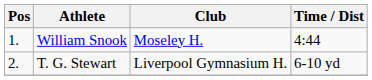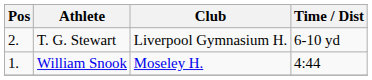rows swapped: (82, 39) <-> (77, 63)
